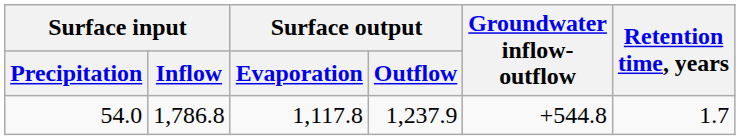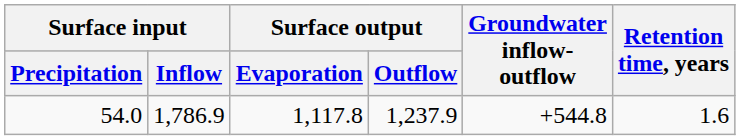(189, 114) 1,786.8 -> (189, 114) 1,786.9
(714, 114) 1.7 -> (714, 114) 1.6
